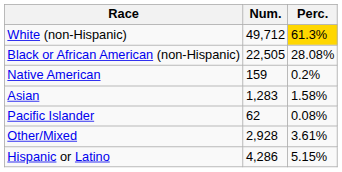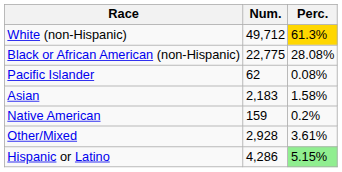(265, 55) 22,505 -> (265, 55) 22,775
rows swapped: (54, 75) <-> (51, 116)
(262, 95) 1,283 -> (262, 95) 2,183
(309, 156) no background -> (309, 156) lightgreen background
